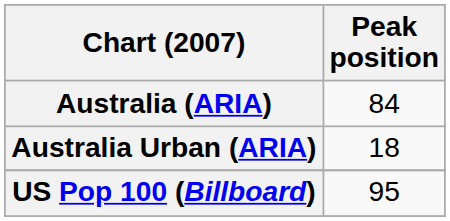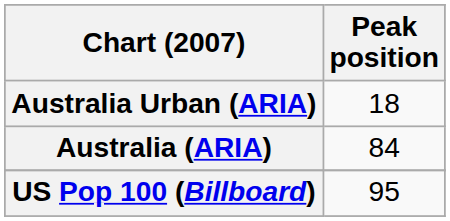rows swapped: (164, 103) <-> (164, 147)
